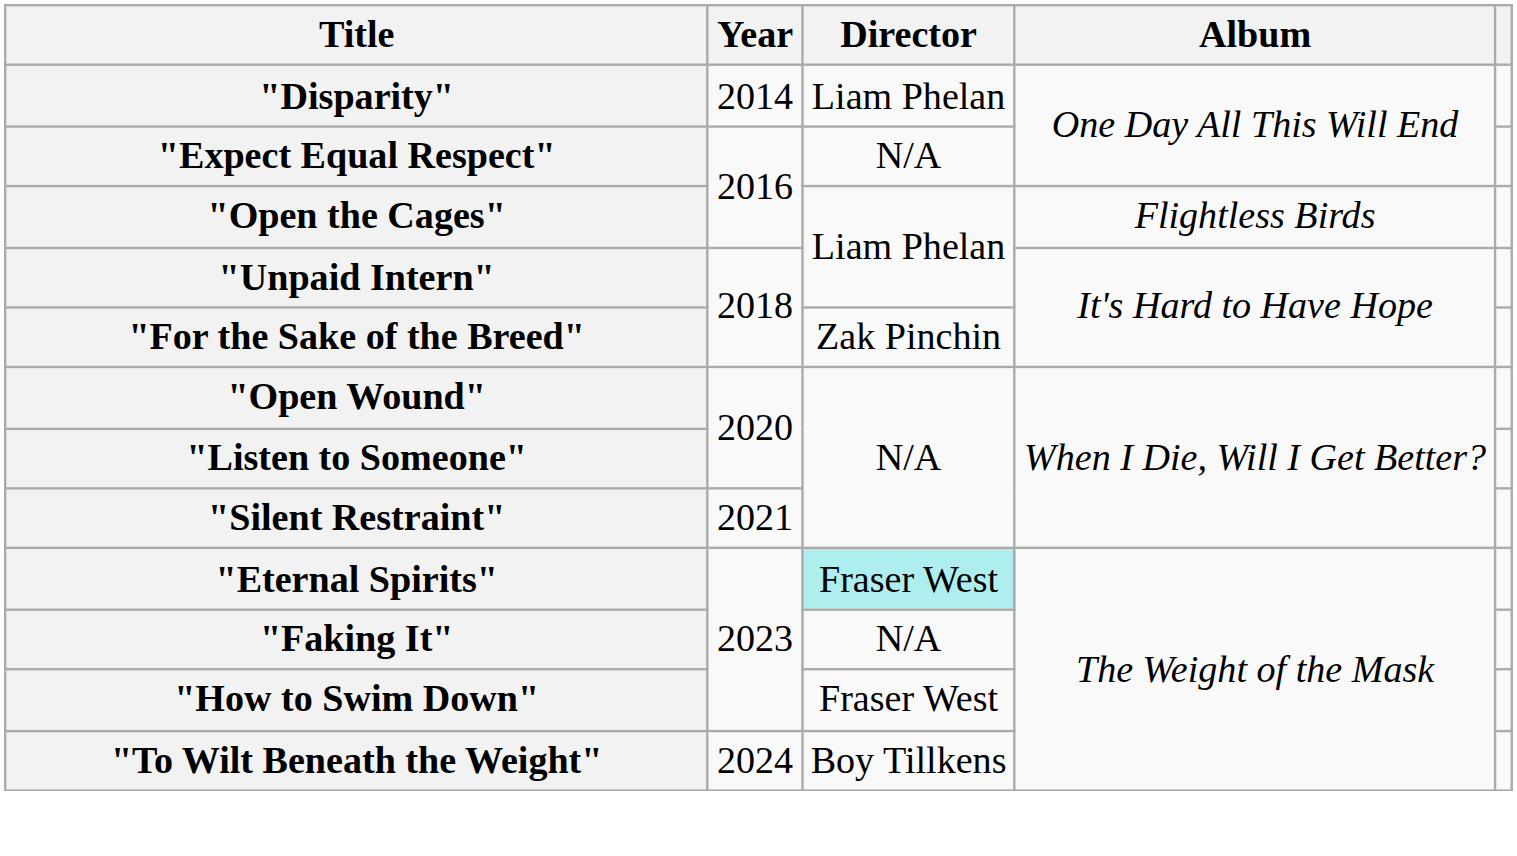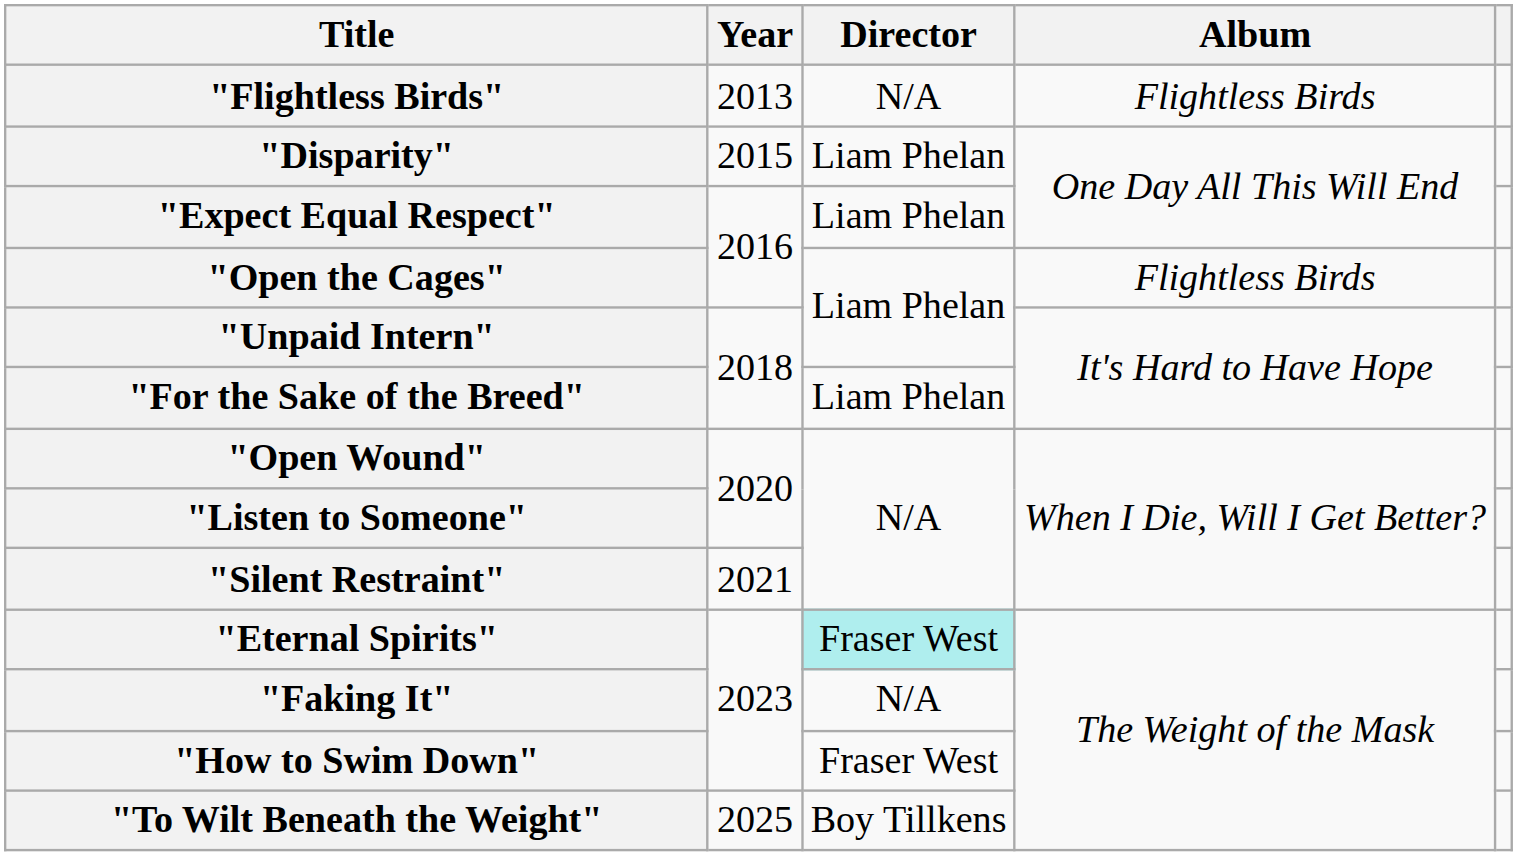+ row: (357, 95)
(755, 95) 2014 -> (755, 155) 2015
(909, 155) N/A -> (909, 215) Liam Phelan
(909, 336) Zak Pinchin -> (909, 397) Liam Phelan
(755, 759) 2024 -> (755, 819) 2025
